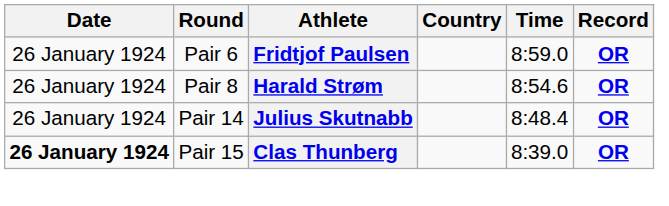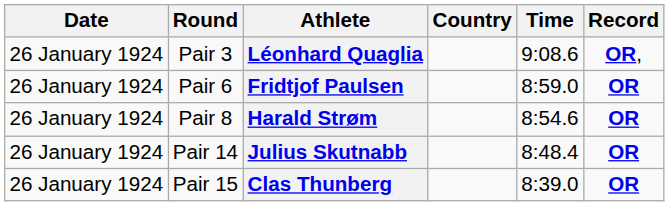+ row: (335, 53)
(89, 151) bold -> (86, 184) normal
